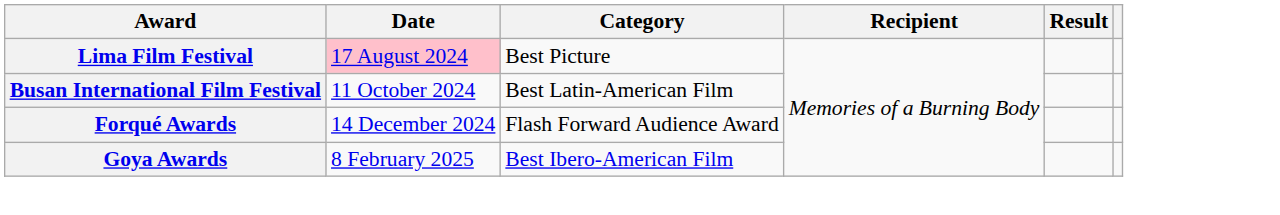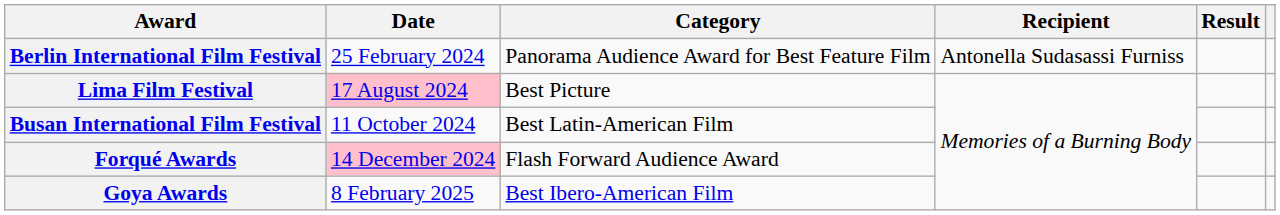+ row: (165, 55)
(413, 124) no background -> (413, 158) pink background
